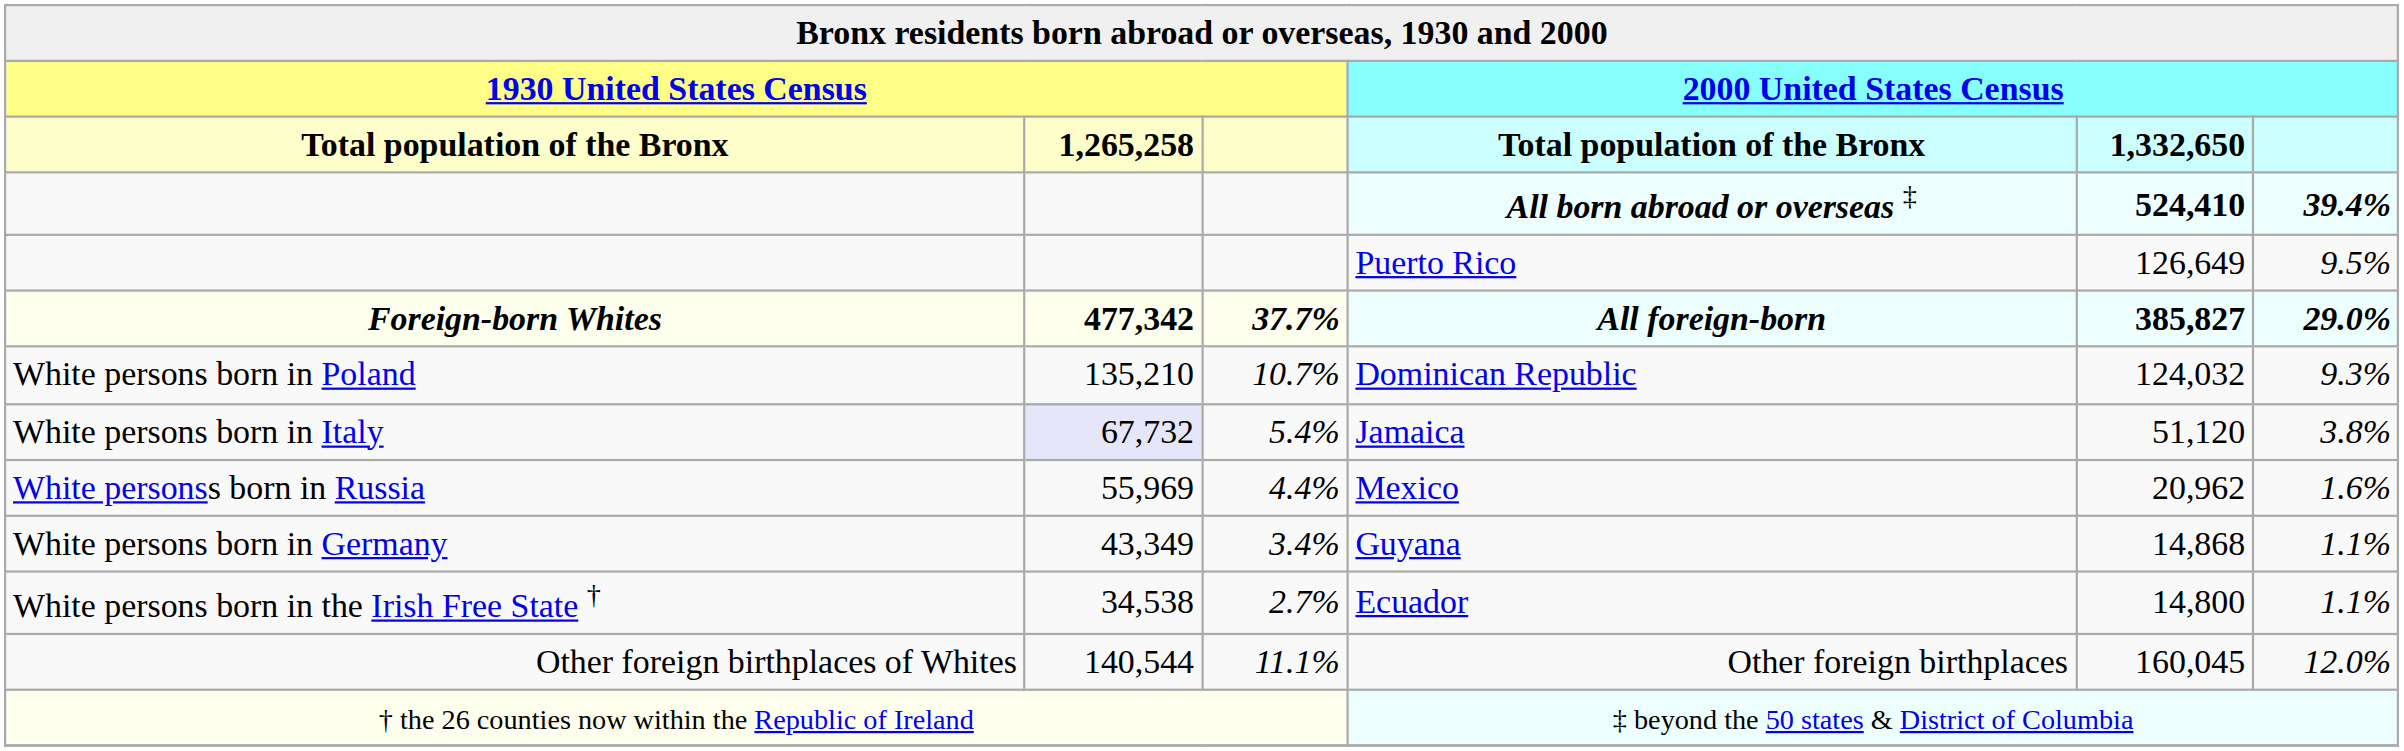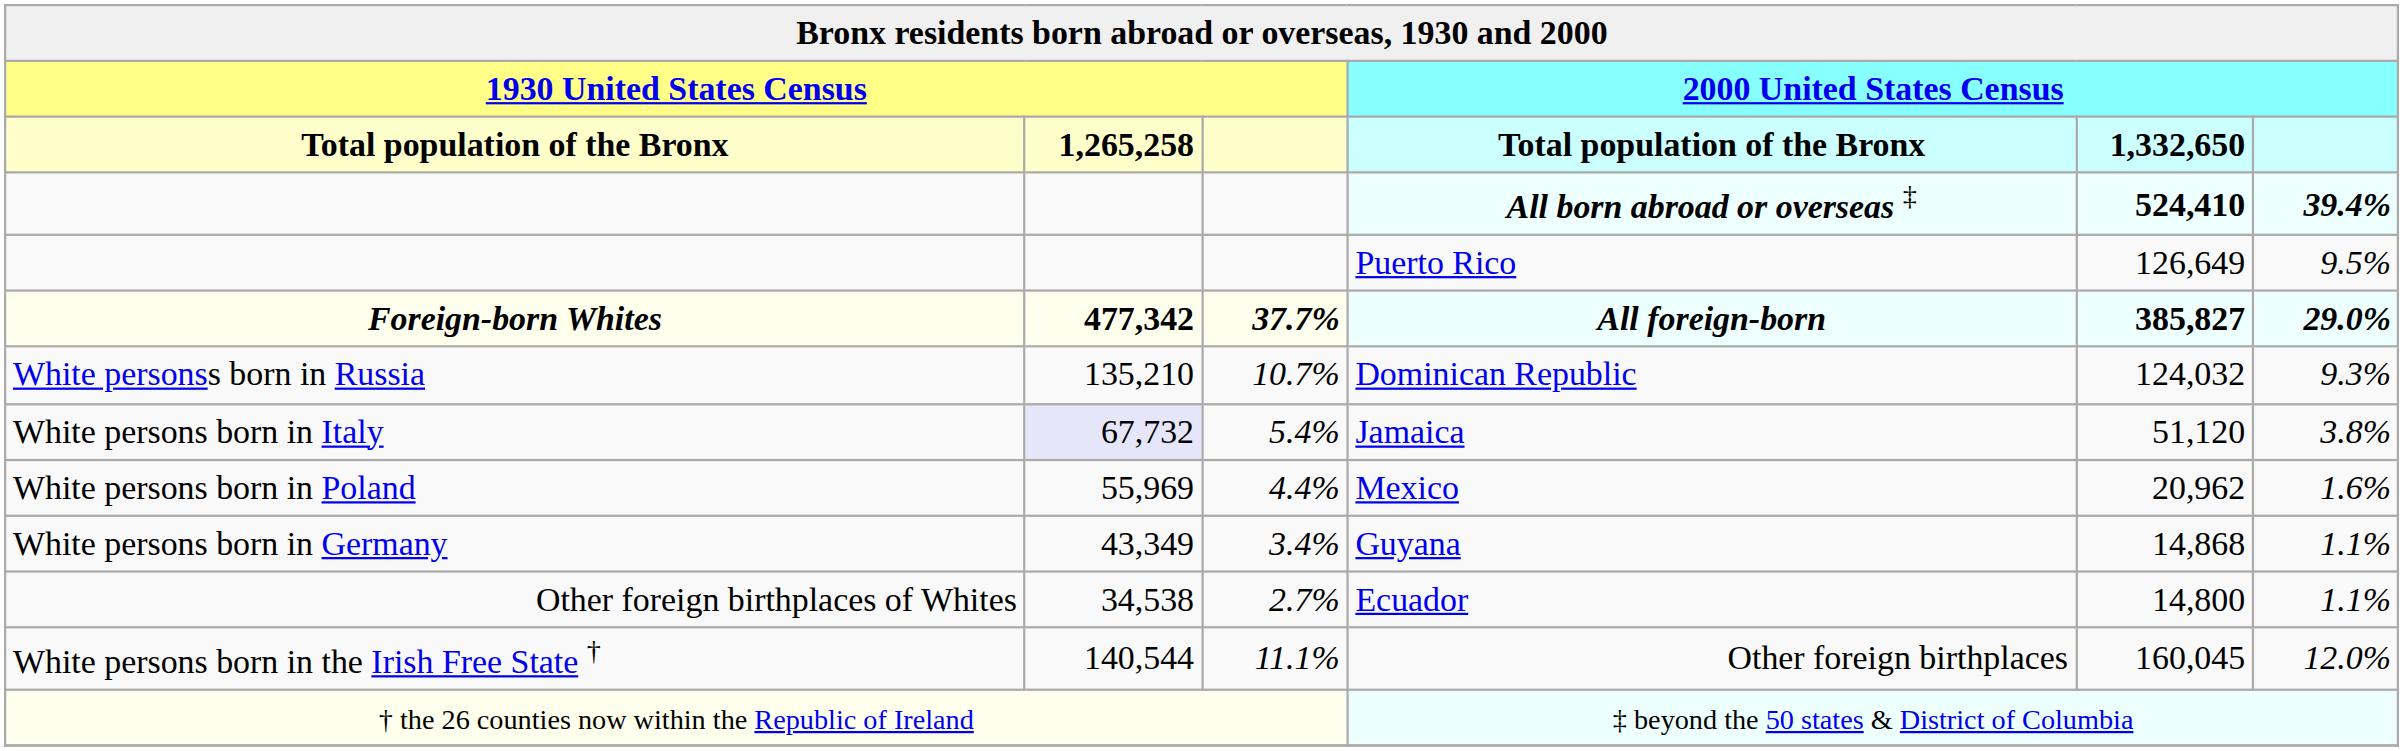(214, 374) White persons born in Poland -> (219, 374) White personss born in Russia
(219, 486) White personss born in Russia -> (214, 486) White persons born in Poland
(307, 601) White persons born in the Irish Free State † -> (776, 598) Other foreign birthplaces of Whites
(776, 661) Other foreign birthplaces of Whites -> (307, 657) White persons born in the Irish Free State †
